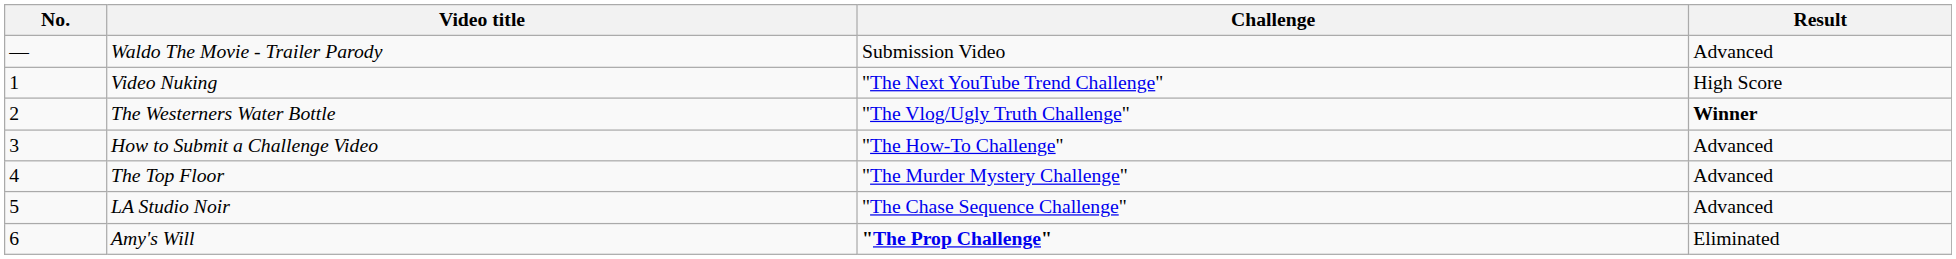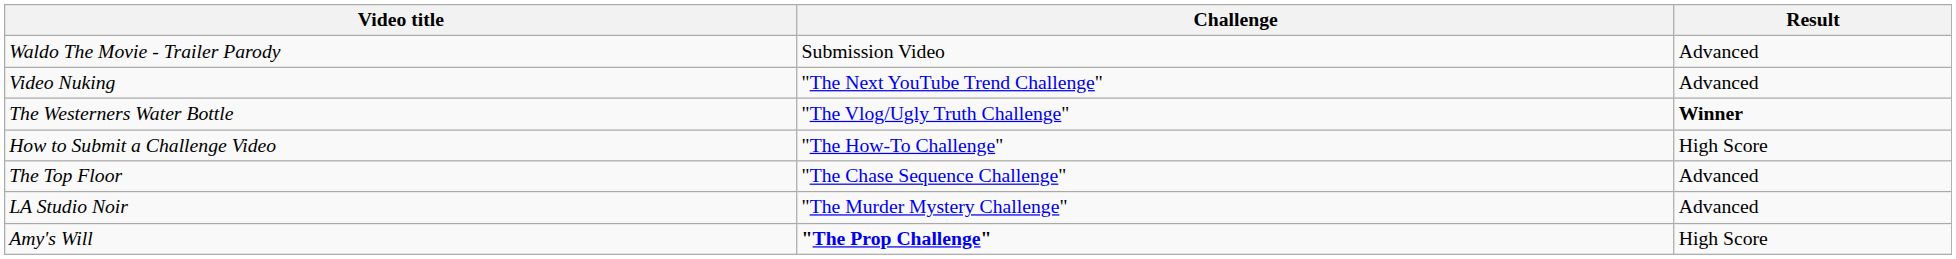- column: (56, 20)
(1738, 82) High Score -> (1719, 82) Advanced
(1733, 144) Advanced -> (1723, 144) High Score
(995, 176) "The Murder Mystery Challenge" -> (934, 176) "The Chase Sequence Challenge"
(994, 207) "The Chase Sequence Challenge" -> (935, 207) "The Murder Mystery Challenge"
(1736, 238) Eliminated -> (1723, 238) High Score
